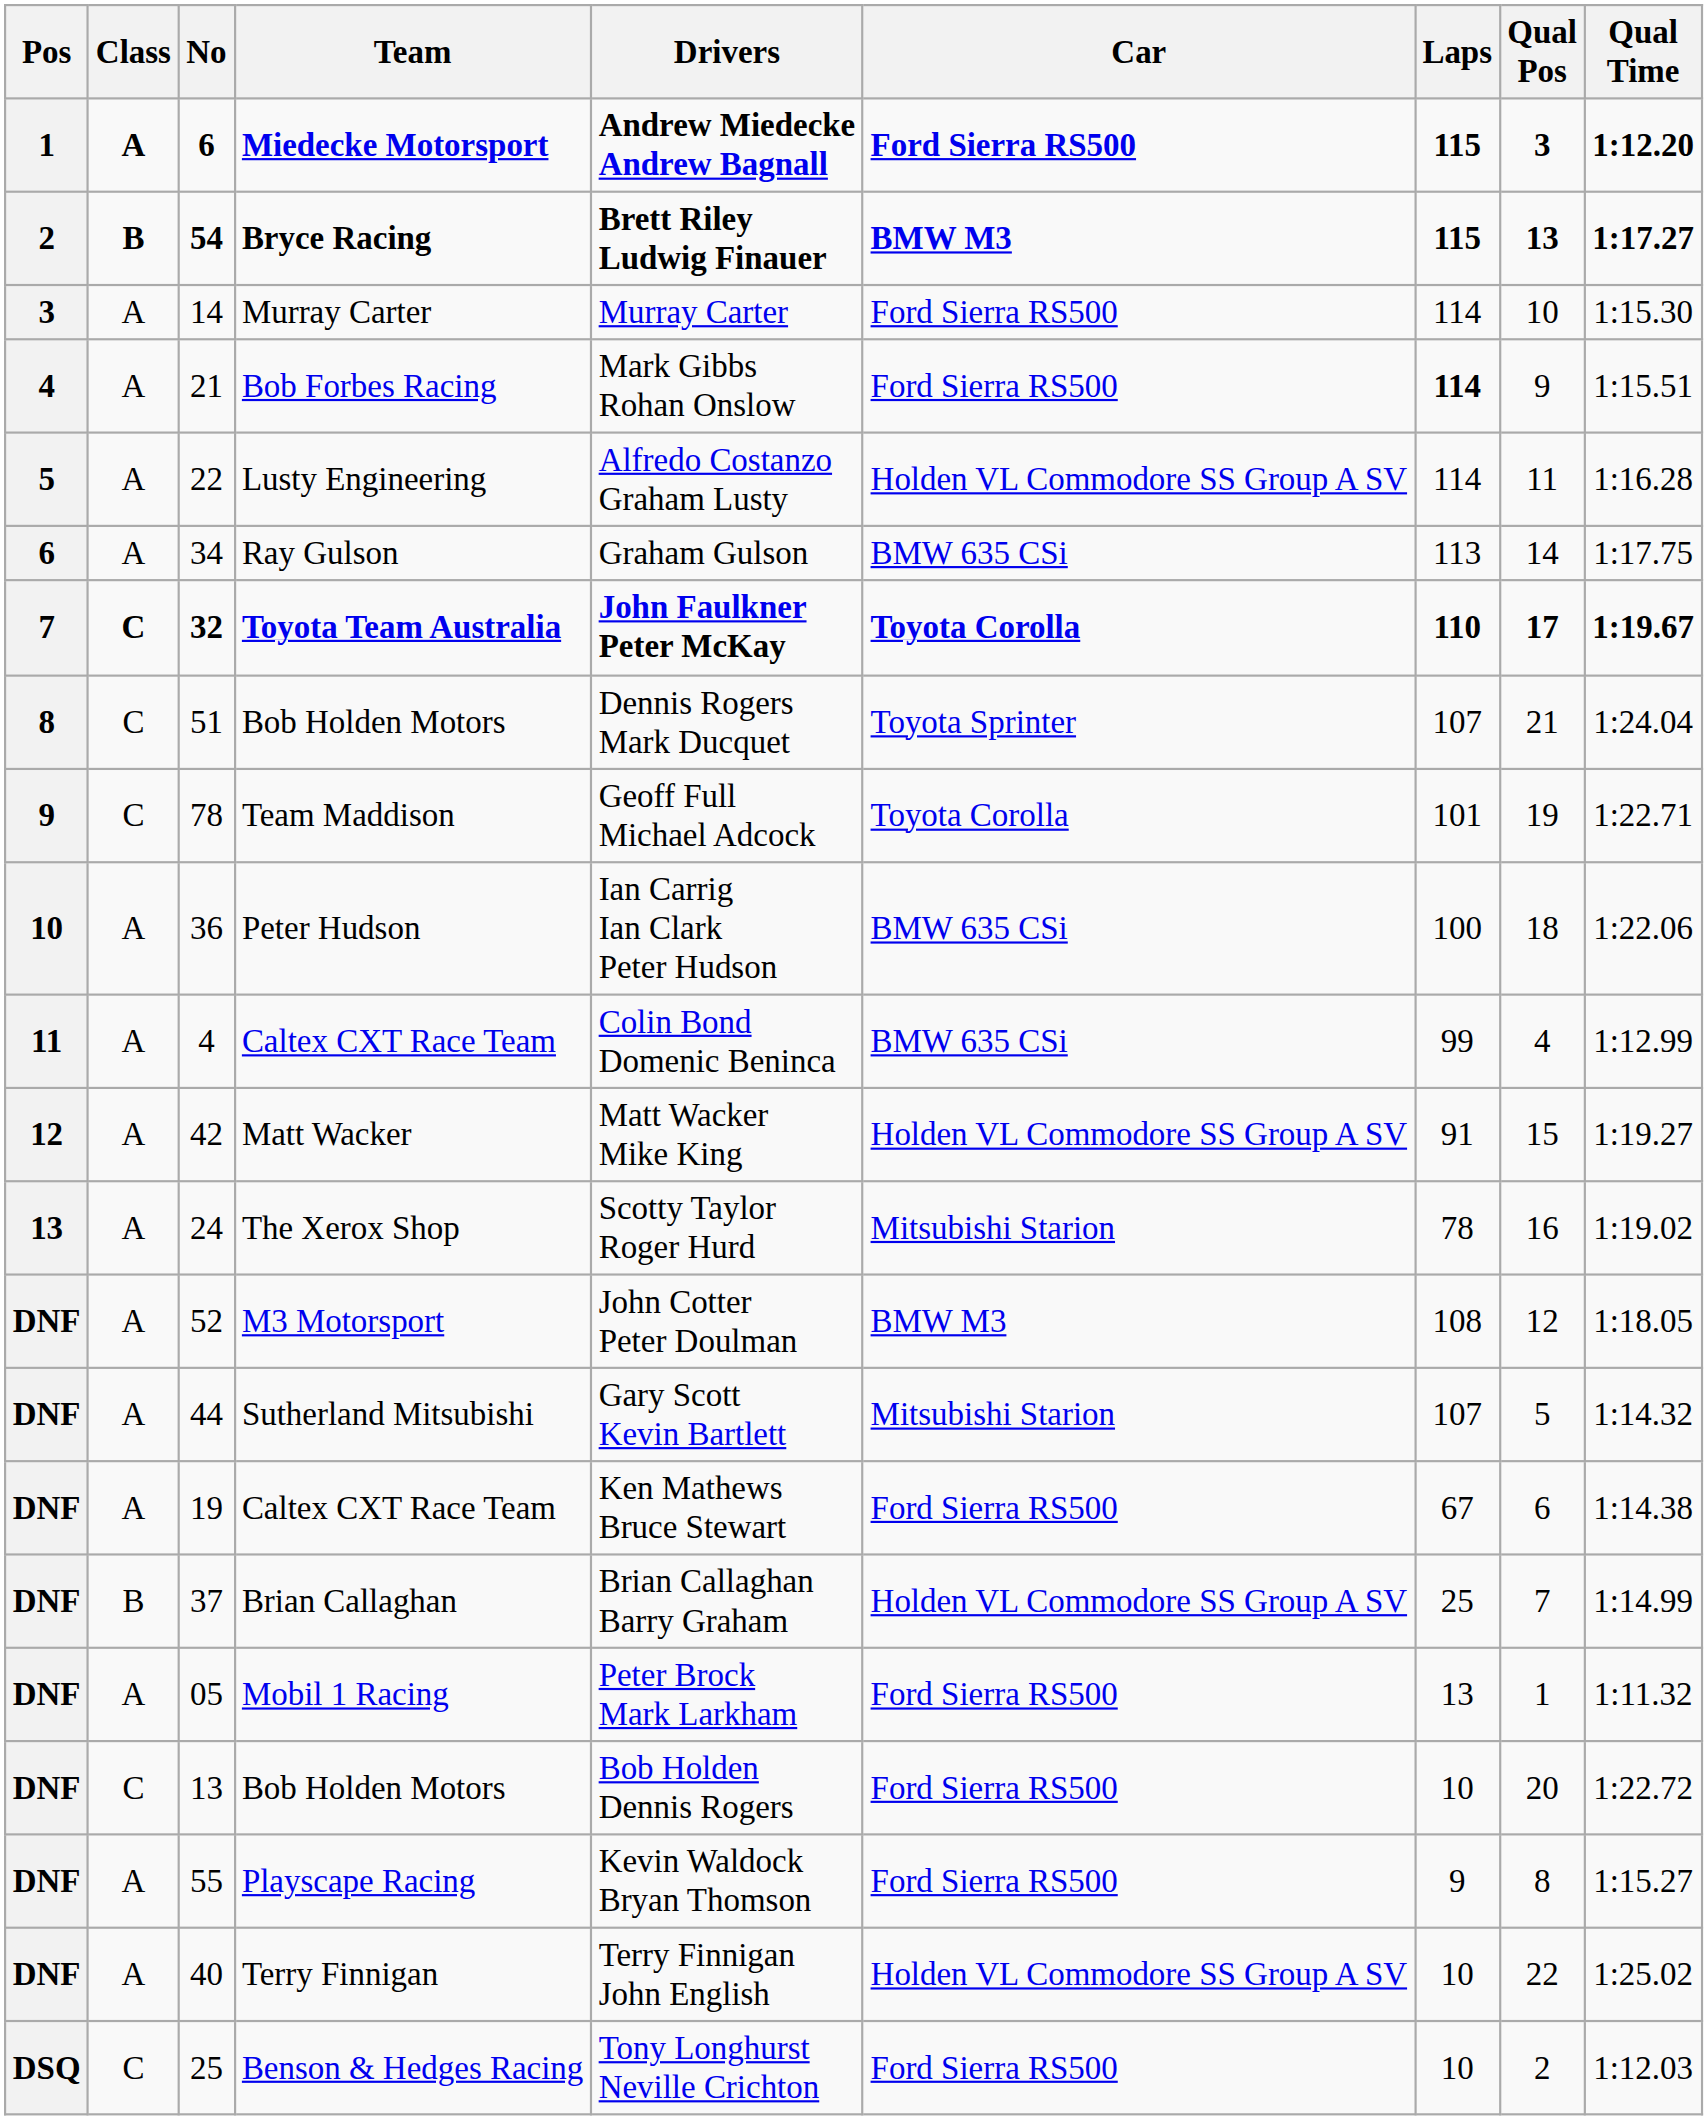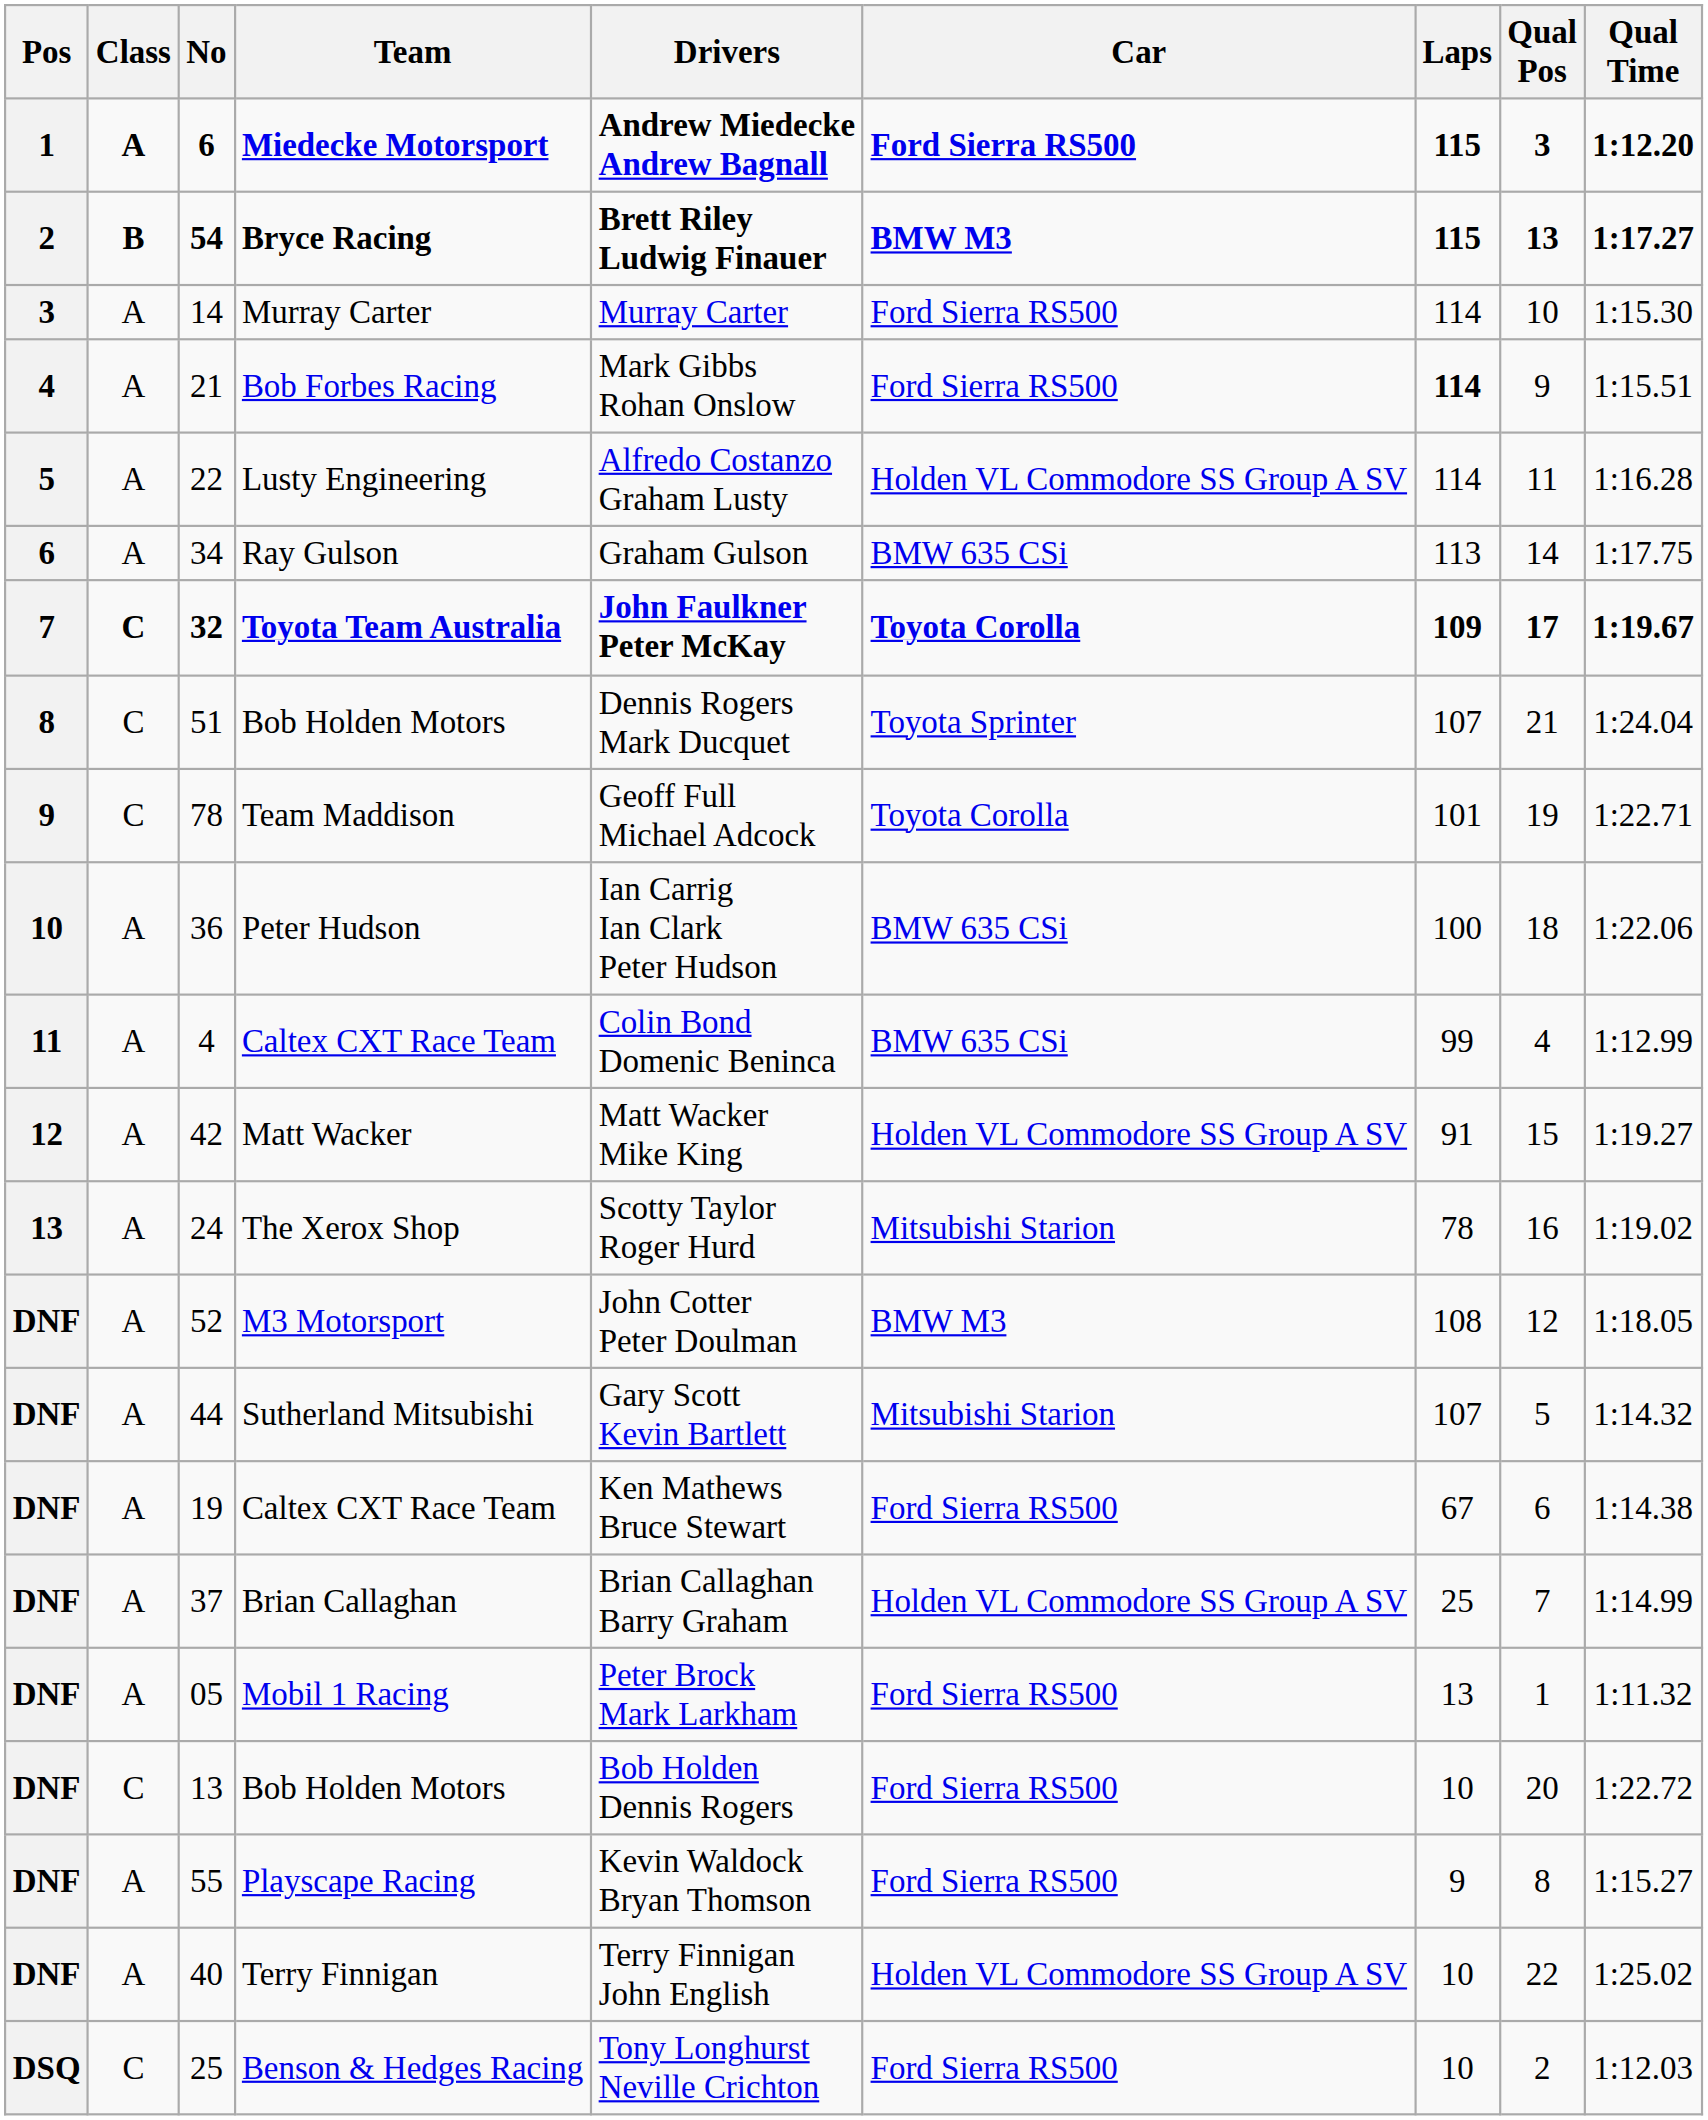(1457, 627) 110 -> (1457, 627) 109
(133, 1600) B -> (133, 1600) A
